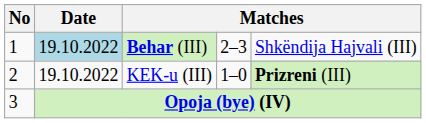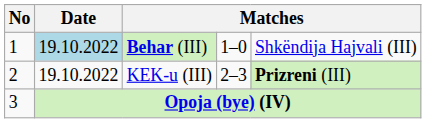(233, 46) 2–3 -> (233, 46) 1–0
(233, 74) 1–0 -> (233, 74) 2–3
